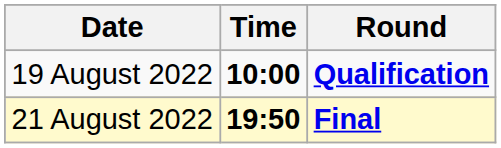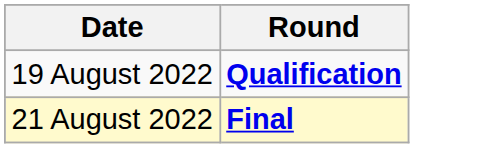- column: (263, 27)
